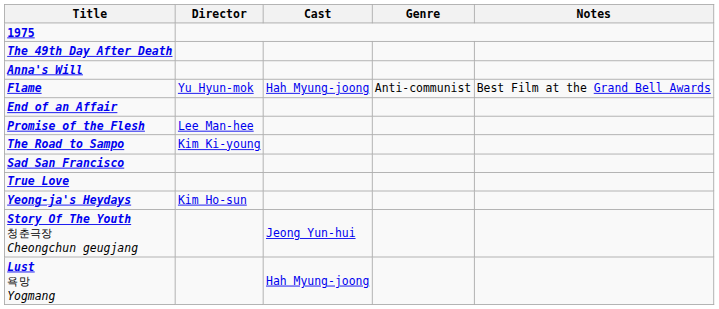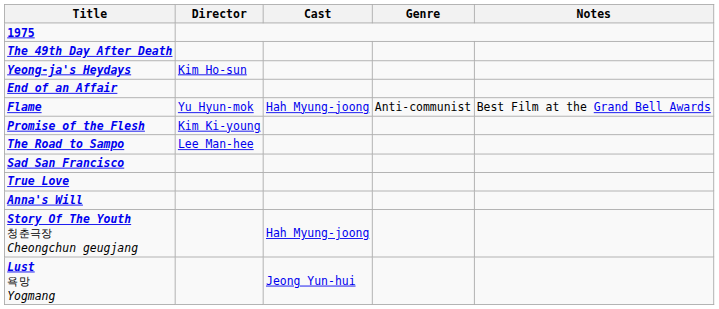rows swapped: (45, 70) <-> (69, 200)
rows swapped: (62, 107) <-> (24, 88)
(216, 126) Lee Man-hee -> (219, 126) Kim Ki-young
(219, 144) Kim Ki-young -> (216, 144) Lee Man-hee
(311, 233) Jeong Yun-hui -> (318, 233) Hah Myung-joong
(318, 281) Hah Myung-joong -> (311, 281) Jeong Yun-hui
